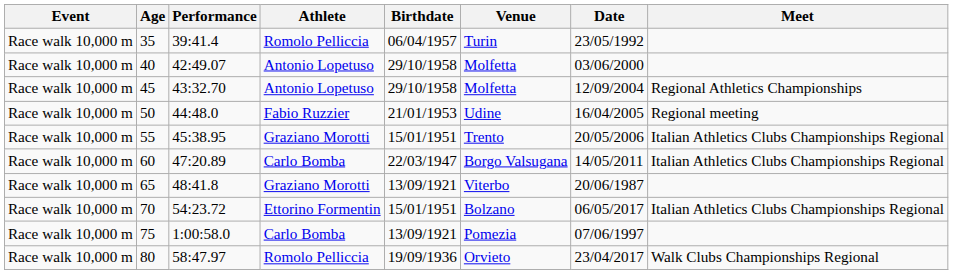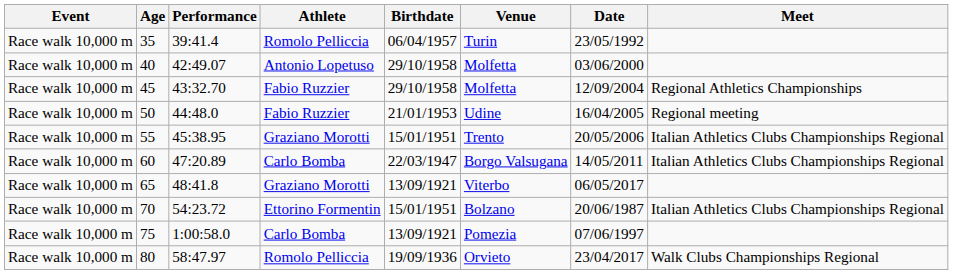(319, 88) Antonio Lopetuso -> (307, 88) Fabio Ruzzier
(609, 185) 20/06/1987 -> (609, 185) 06/05/2017
(609, 209) 06/05/2017 -> (609, 209) 20/06/1987
